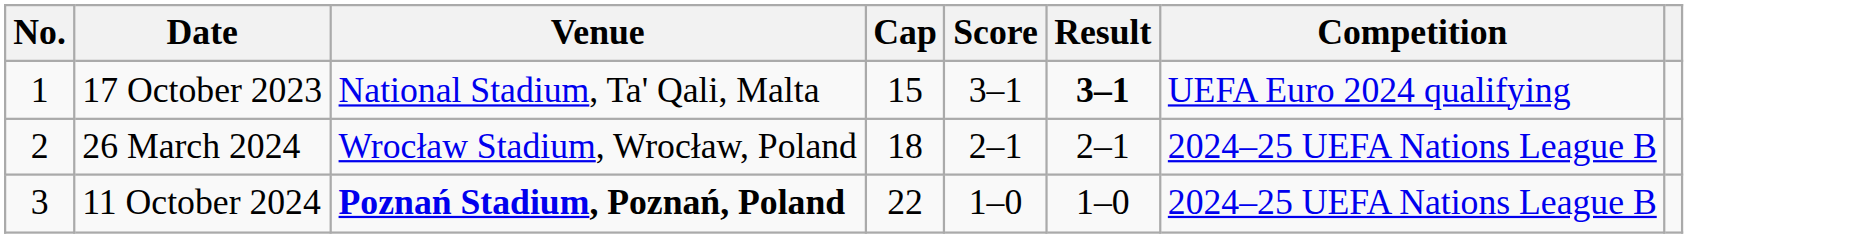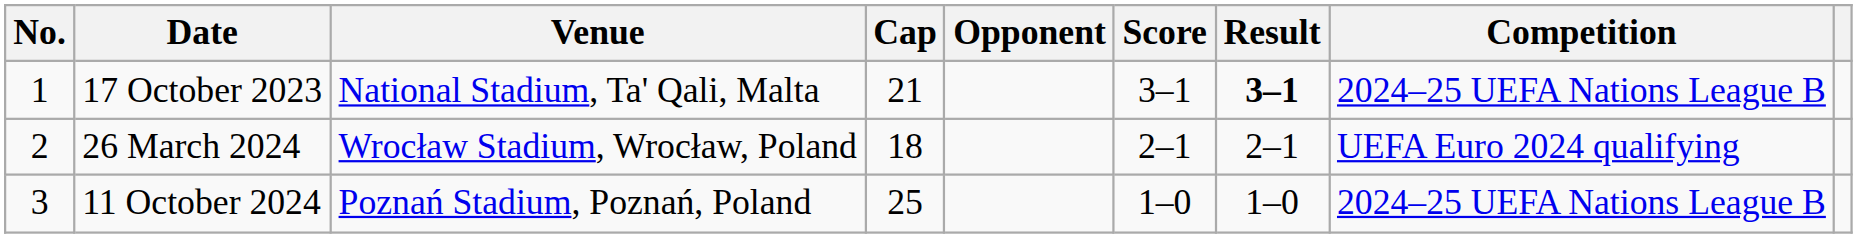+ column: (1030, 32)
(905, 89) 15 -> (905, 89) 21
(1369, 89) UEFA Euro 2024 qualifying -> (1581, 89) 2024–25 UEFA Nations League B
(1412, 145) 2024–25 UEFA Nations League B -> (1538, 145) UEFA Euro 2024 qualifying
(592, 202) bold -> (575, 202) normal
(905, 202) 22 -> (905, 202) 25
